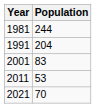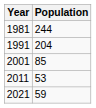(40, 62) 83 -> (40, 62) 85
(40, 95) 70 -> (40, 95) 59
